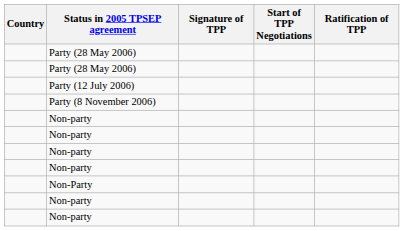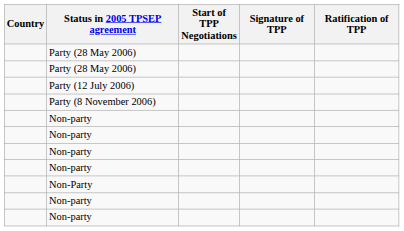columns swapped: (284, 24) <-> (216, 24)
